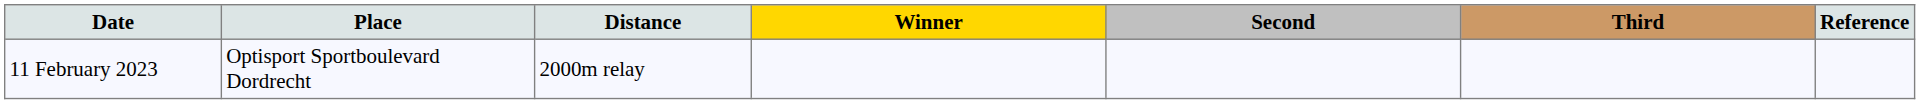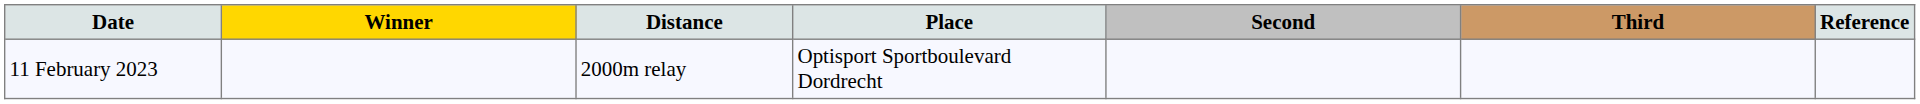columns swapped: (378, 21) <-> (929, 21)
